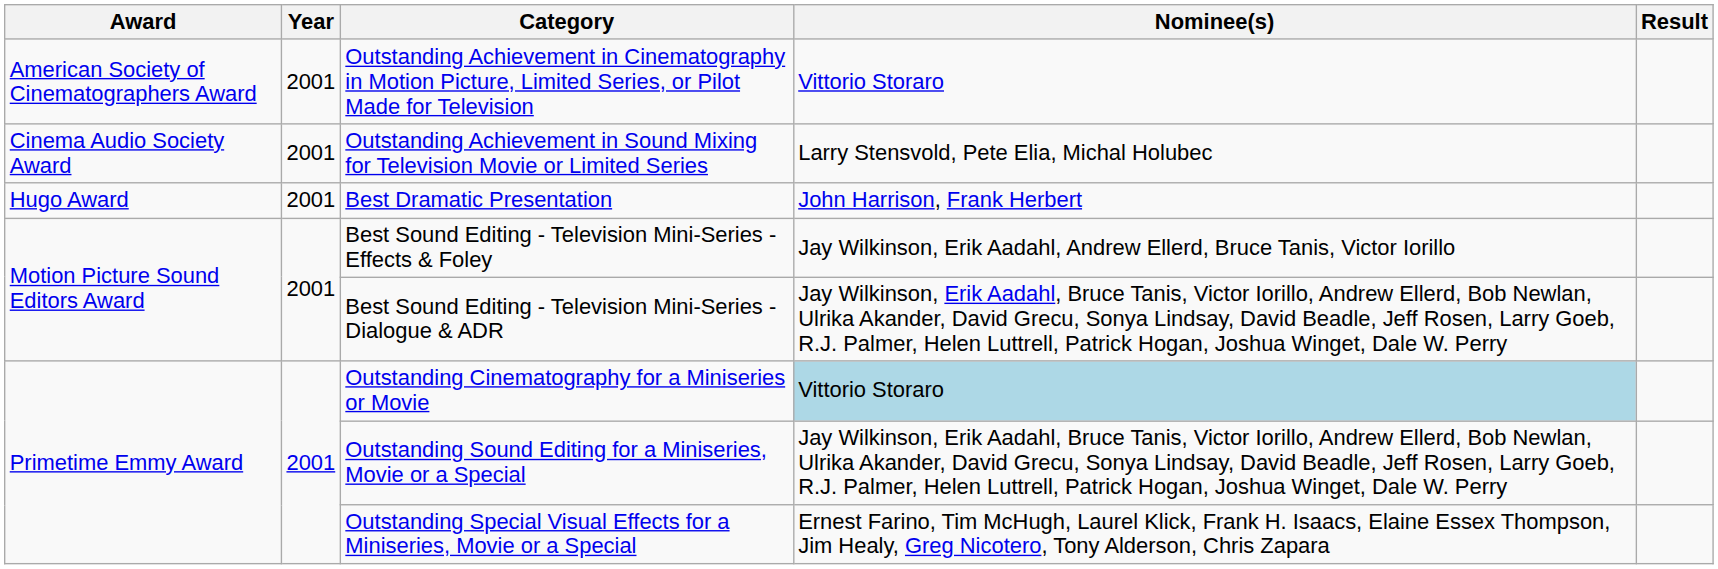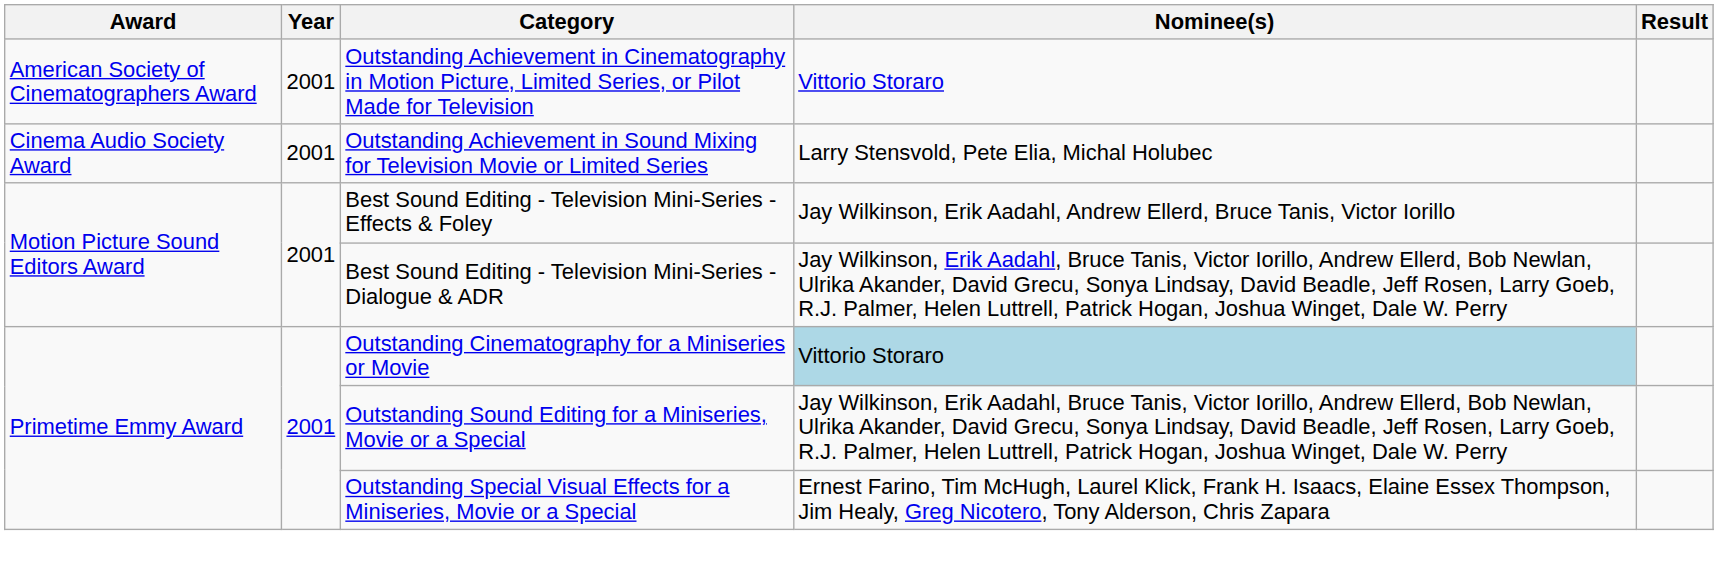- row: (479, 200)
